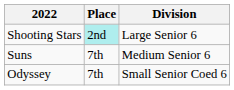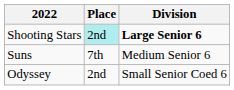(159, 34) normal -> (162, 34) bold
(95, 74) 7th -> (97, 74) 2nd
